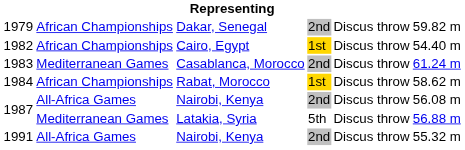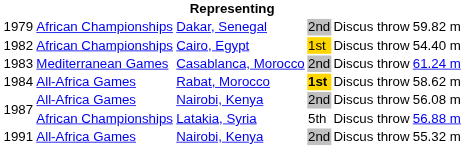(105, 82) African Championships -> (86, 82) All-Africa Games
(317, 82) normal -> (318, 82) bold
(102, 118) Mediterranean Games -> (105, 118) African Championships
